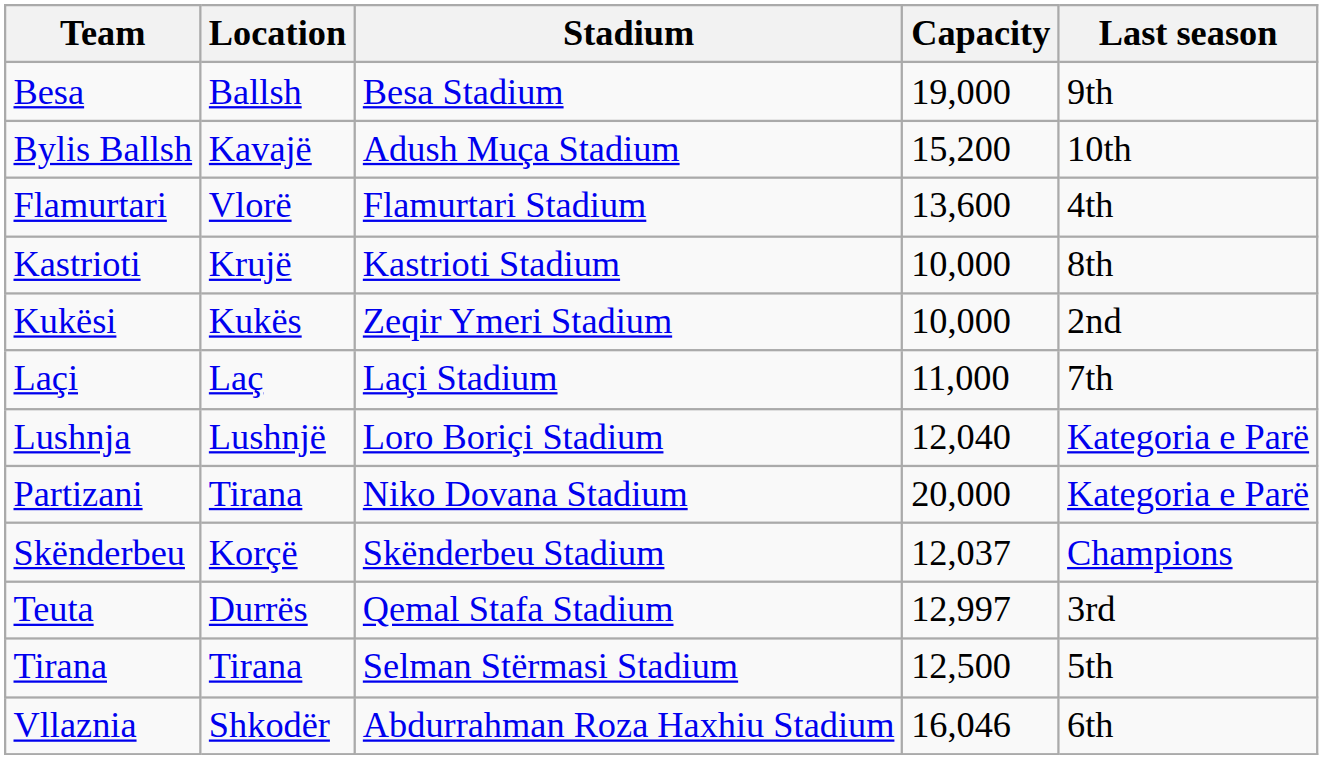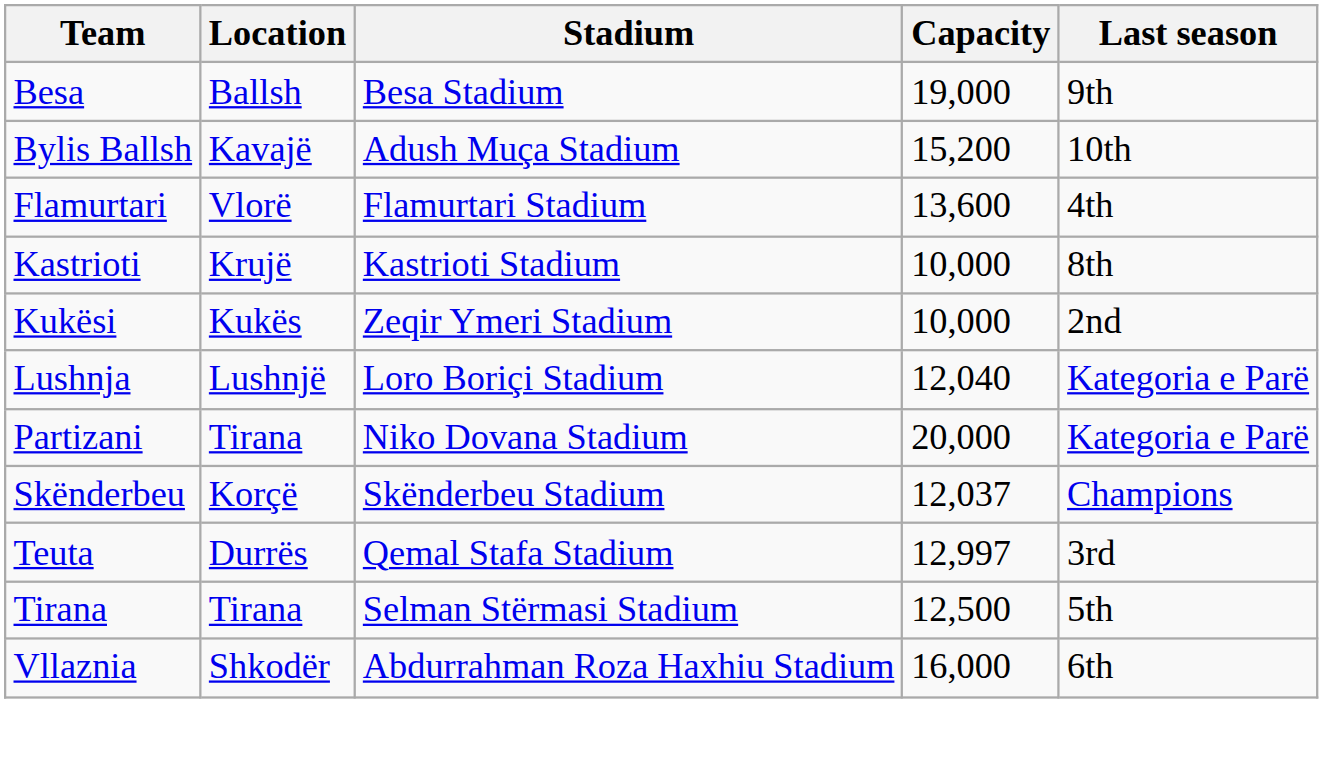- row: (46, 378)
(961, 724) 16,046 -> (961, 666) 16,000
